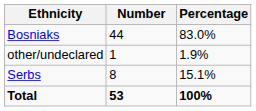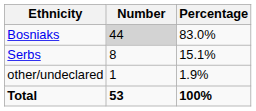(116, 34) no background -> (116, 34) lightgrey background
rows swapped: (24, 75) <-> (55, 55)
